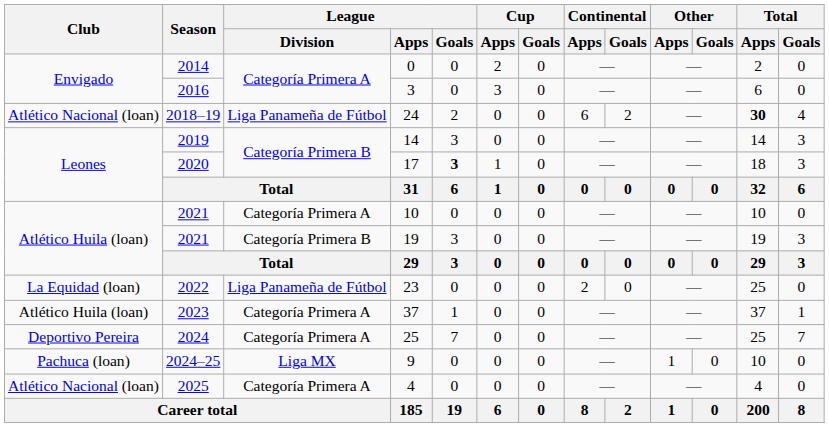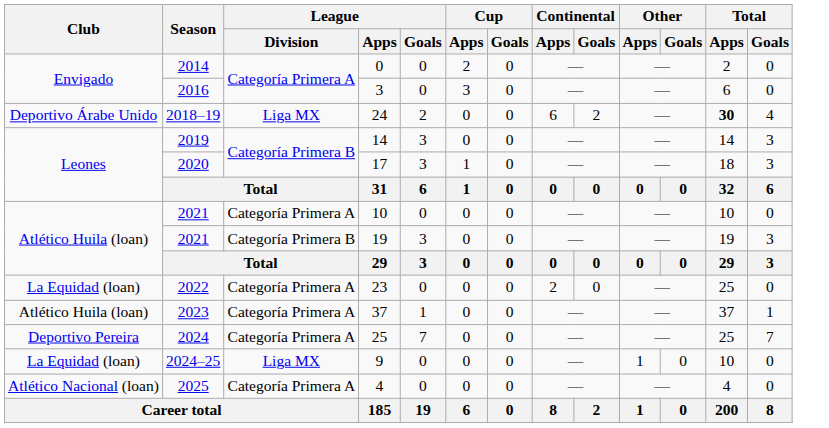(83, 115) Atlético Nacional (loan) -> (83, 115) Deportivo Árabe Unido
(307, 115) Liga Panameña de Fútbol -> (291, 115) Liga MX
(454, 164) bold -> (423, 164) normal
(307, 287) Liga Panameña de Fútbol -> (291, 287) Categoría Primera A
(83, 361) Pachuca (loan) -> (83, 361) La Equidad (loan)
